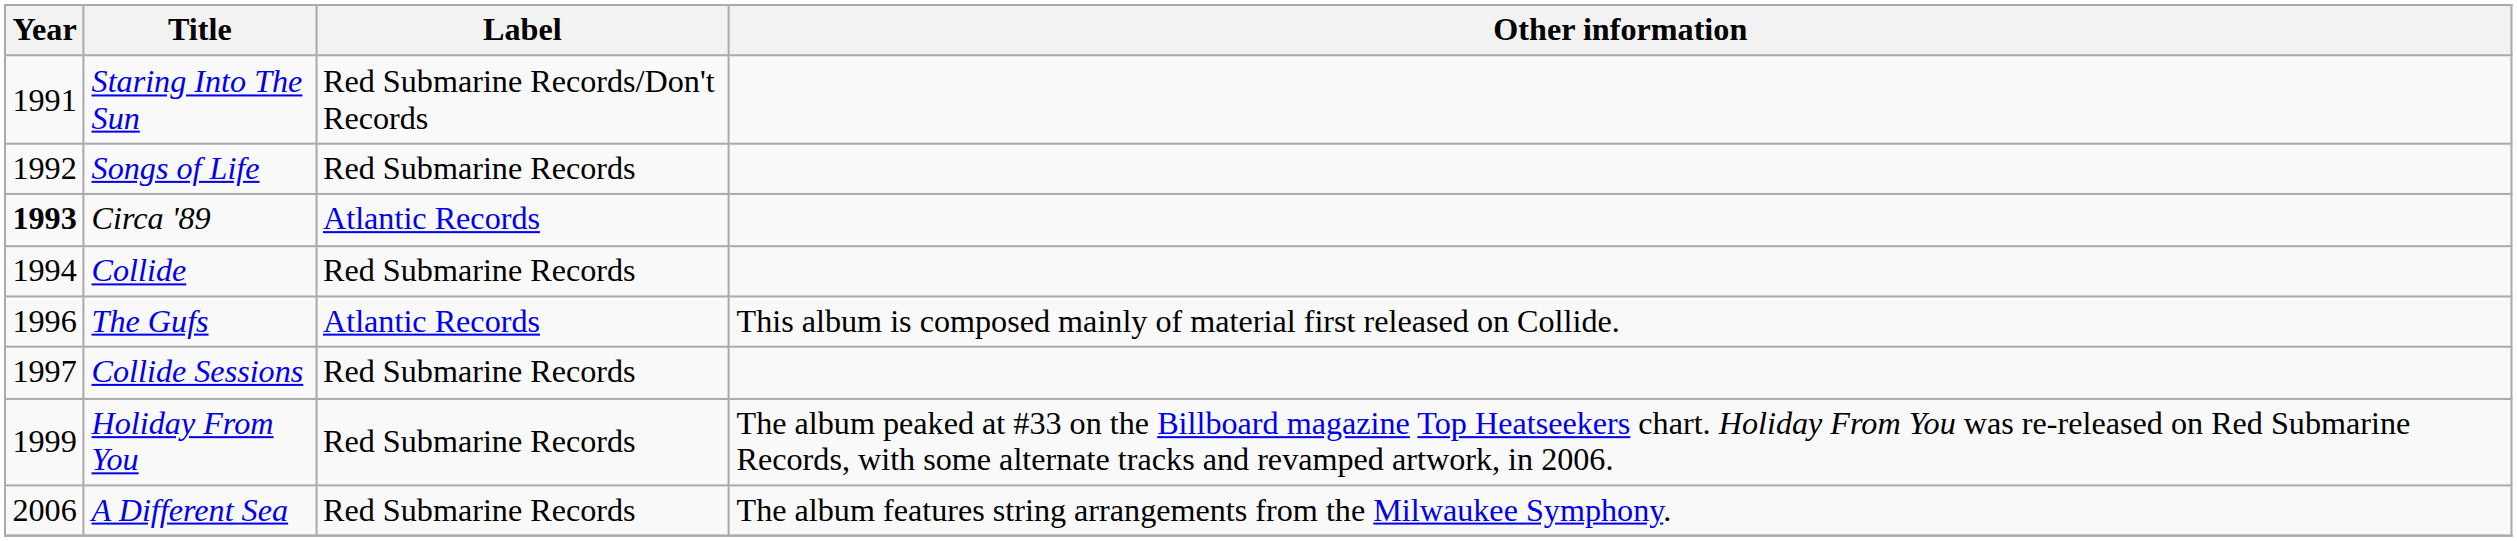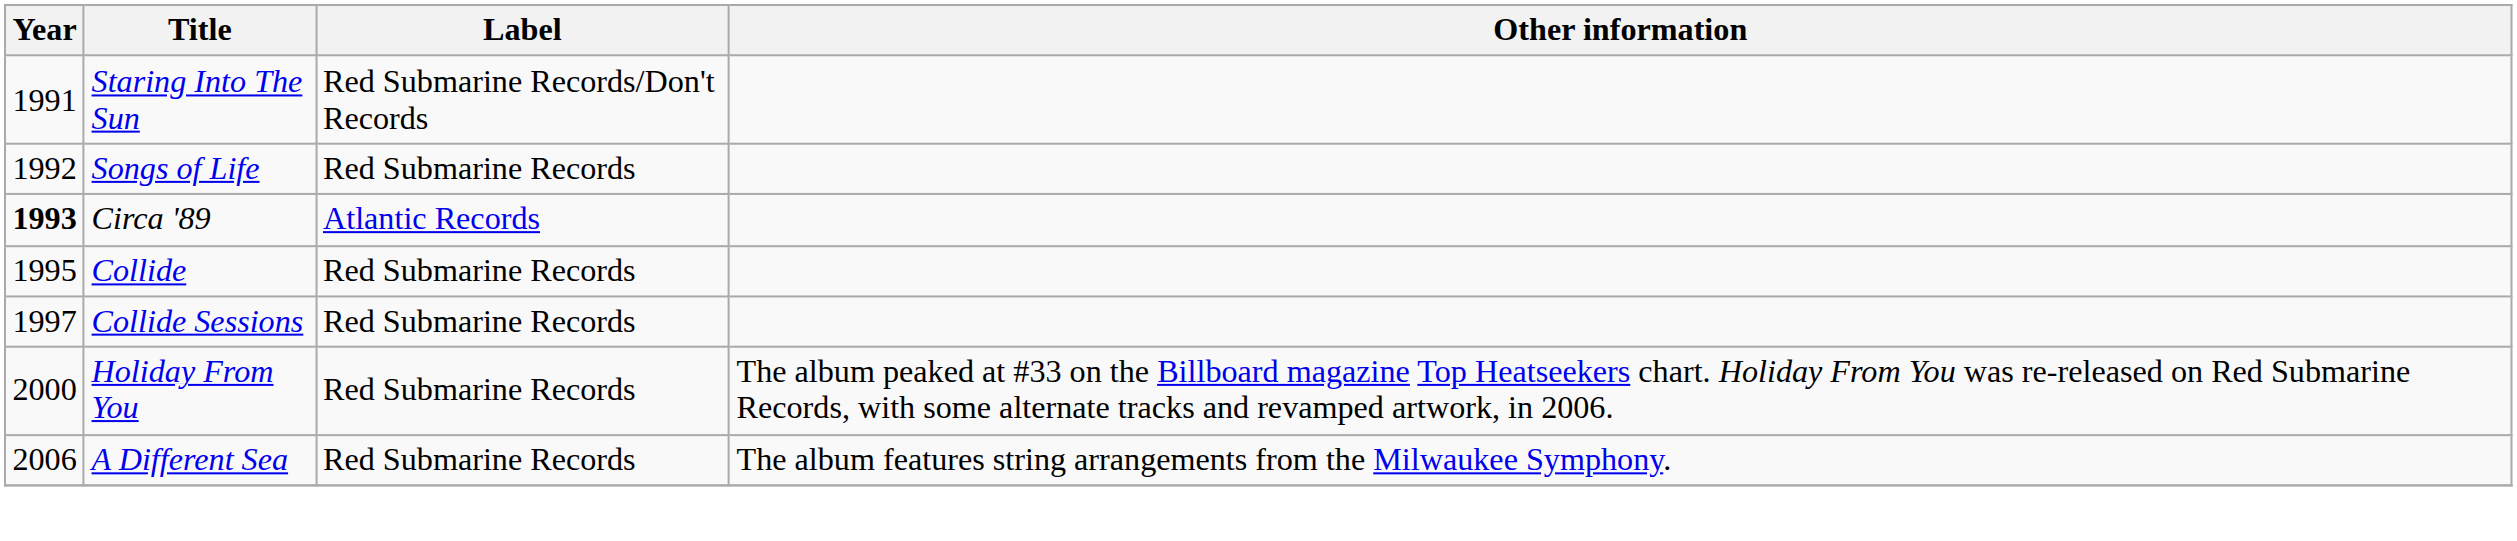(45, 270) 1994 -> (45, 270) 1995
- row: (150, 321)
(45, 441) 1999 -> (45, 390) 2000
